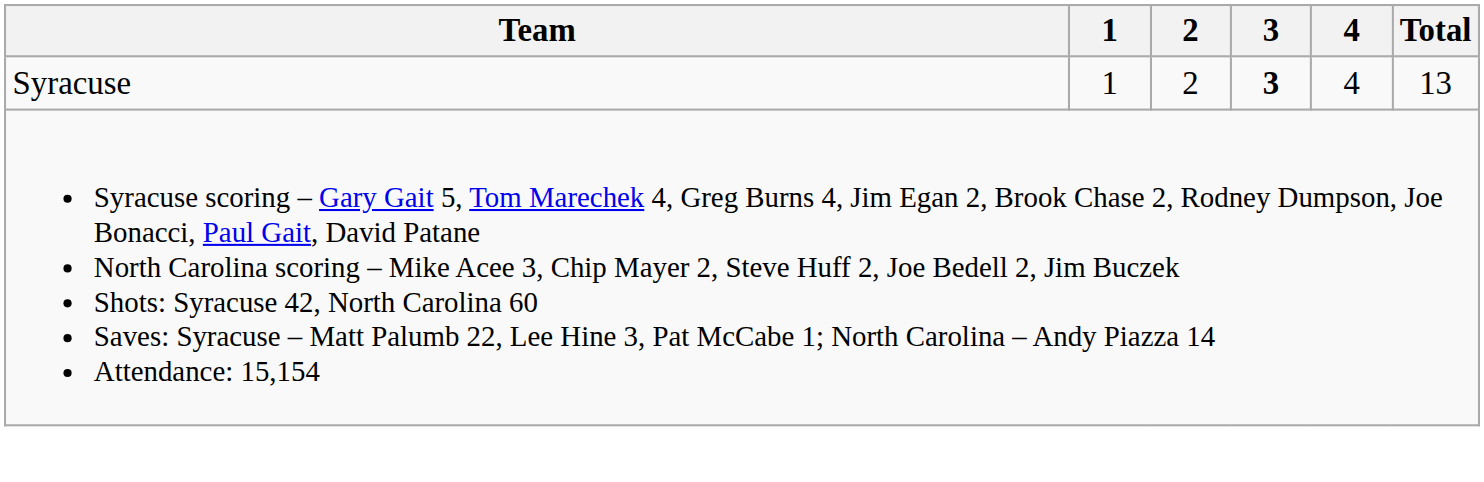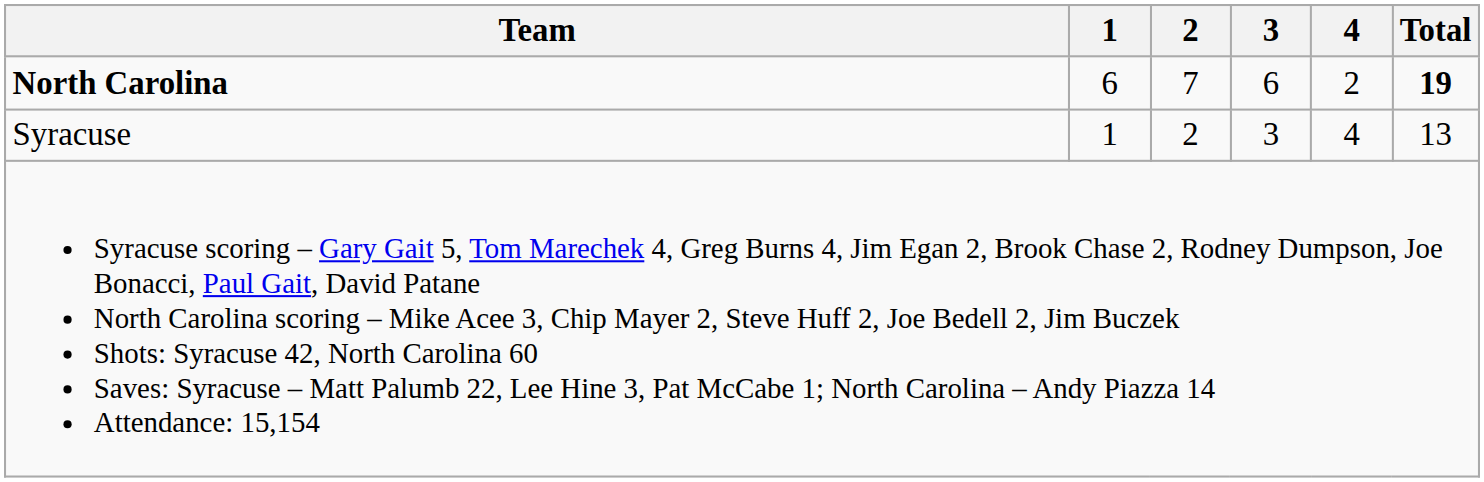+ row: (120, 82)
(1271, 82) bold -> (1271, 134) normal
